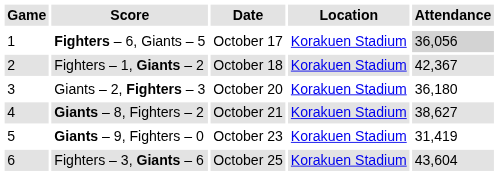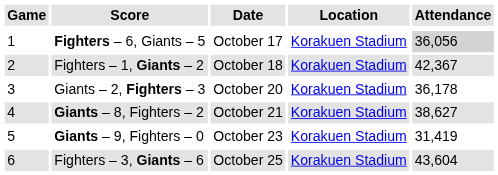(436, 89) 36,180 -> (436, 89) 36,178
